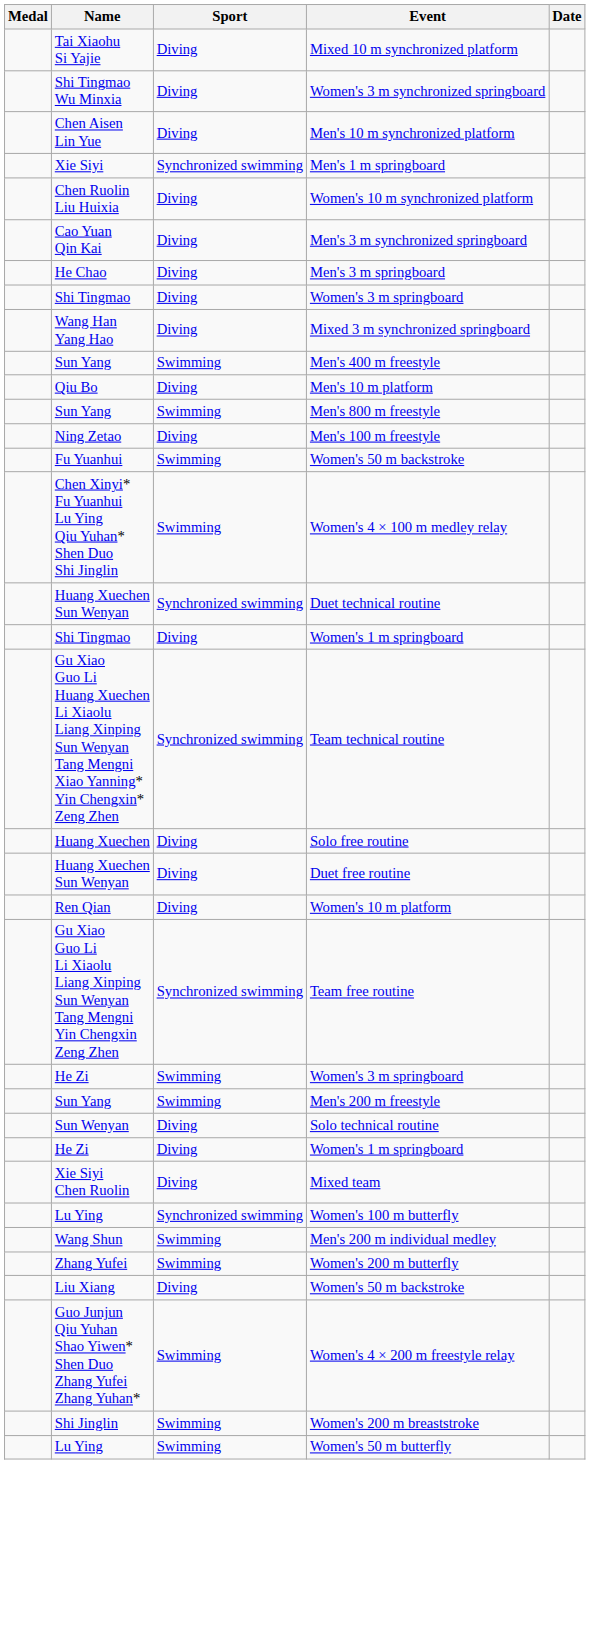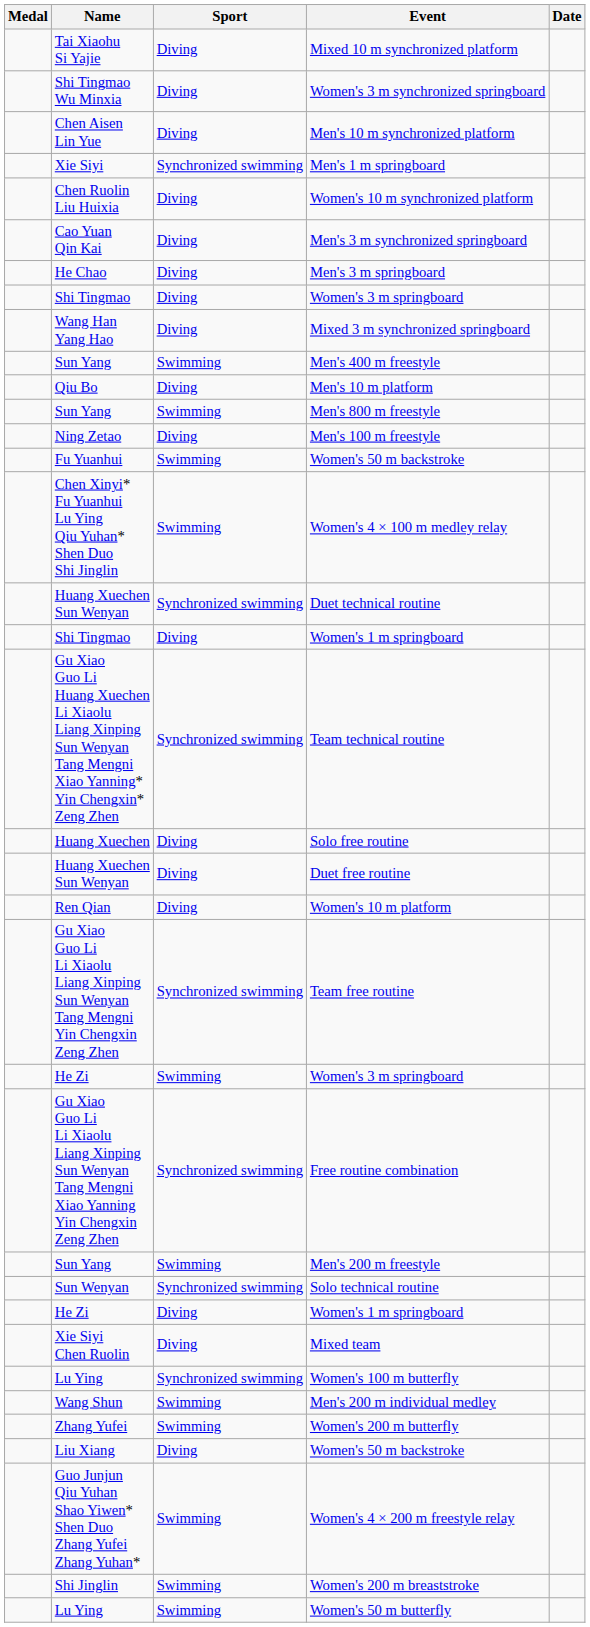+ row: (98, 1170)
(177, 1125) Diving -> (230, 1288) Synchronized swimming
